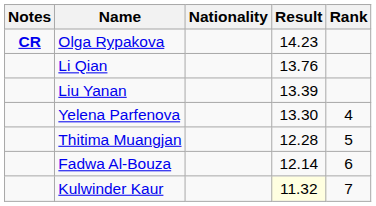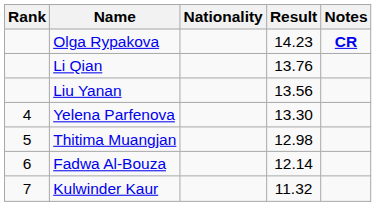columns swapped: (349, 17) <-> (30, 17)
(299, 91) 13.39 -> (294, 91) 13.56
(299, 140) 12.28 -> (294, 140) 12.98
(299, 189) lightyellow background -> (294, 189) no background
